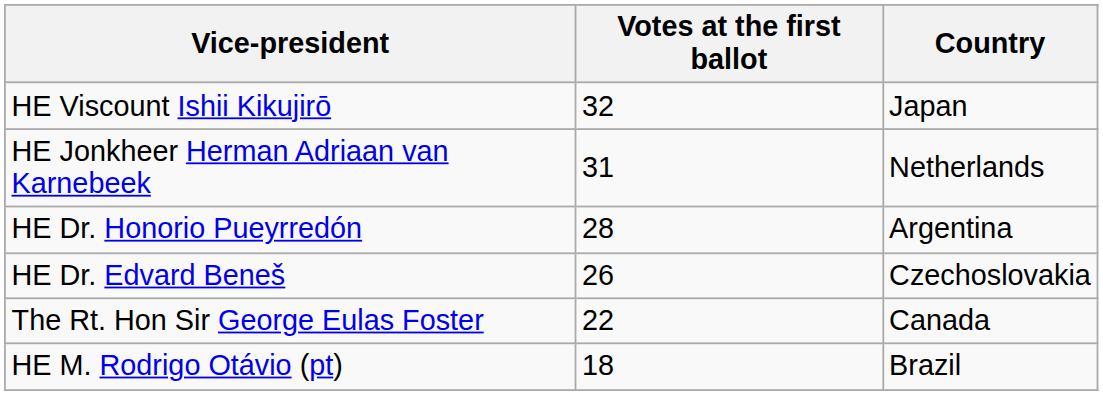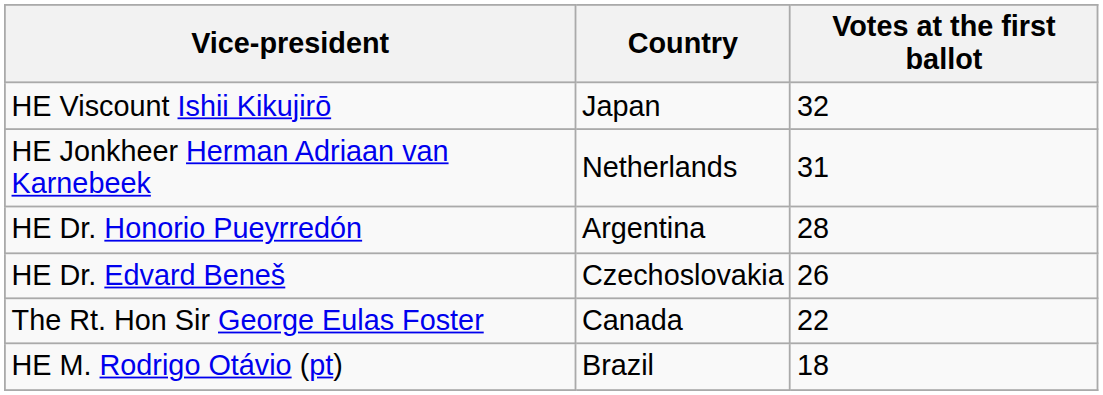columns swapped: (990, 43) <-> (729, 43)
